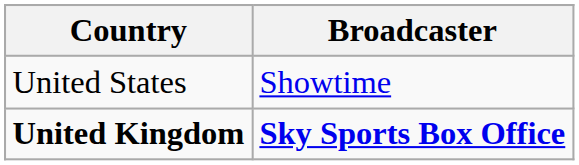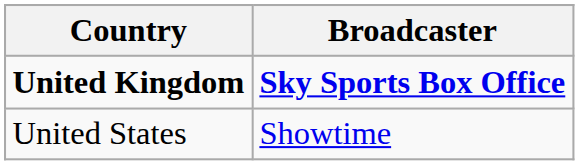rows swapped: (128, 133) <-> (100, 81)
